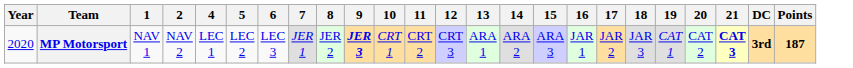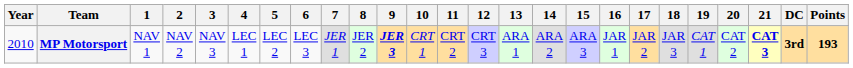+ column: (212, 14)
(21, 44) 2020 -> (21, 44) 2010
(795, 44) 187 -> (828, 44) 193
